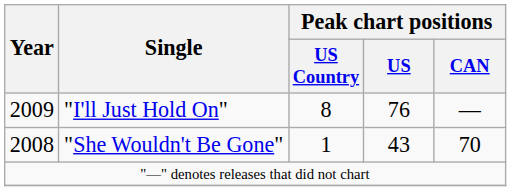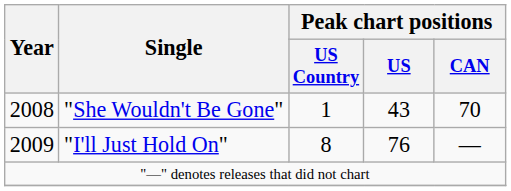rows swapped: (174, 144) <-> (146, 109)
